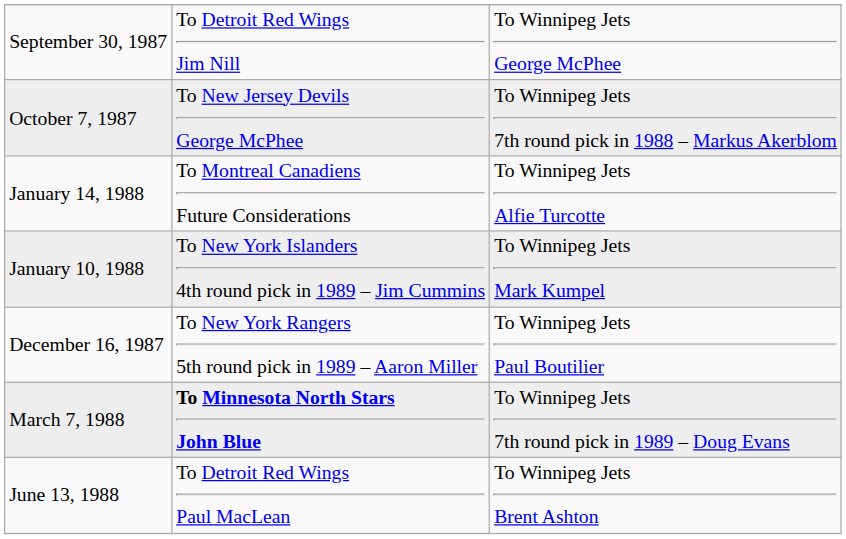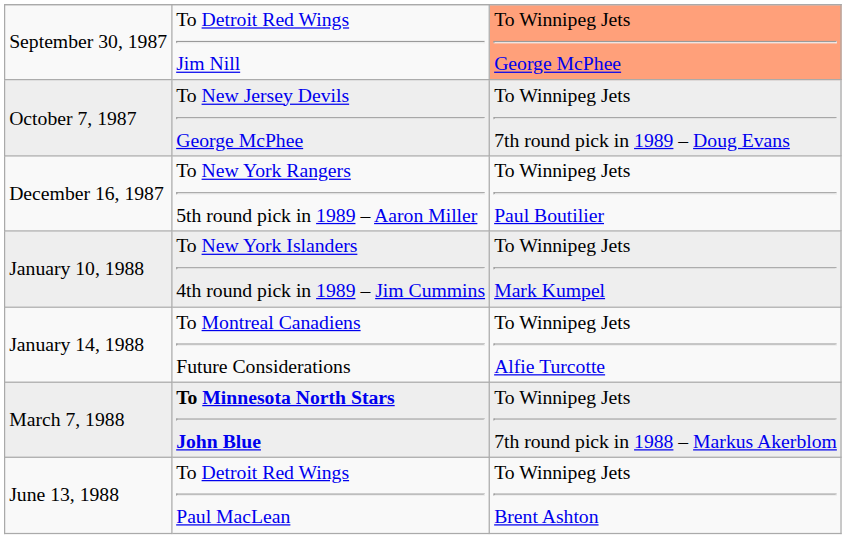(665, 42) no background -> (665, 42) lightsalmon background
(665, 117) To Winnipeg Jets 7th round pick in 1988 – Markus Akerblom -> (665, 117) To Winnipeg Jets 7th round pick in 1989 – Doug Evans
rows swapped: (86, 344) <-> (77, 193)
(665, 419) To Winnipeg Jets 7th round pick in 1989 – Doug Evans -> (665, 419) To Winnipeg Jets 7th round pick in 1988 – Markus Akerblom
